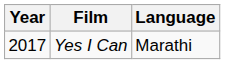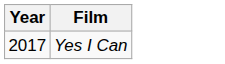- column: (175, 17)
